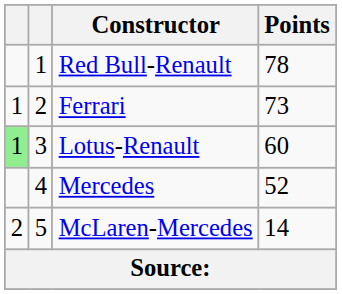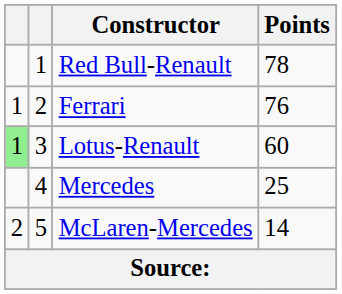(277, 105) 73 -> (277, 105) 76
(277, 186) 52 -> (277, 186) 25
